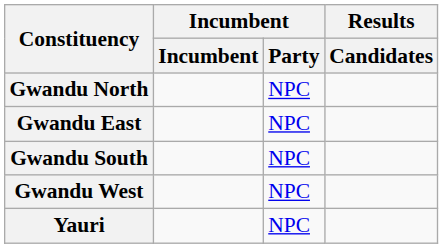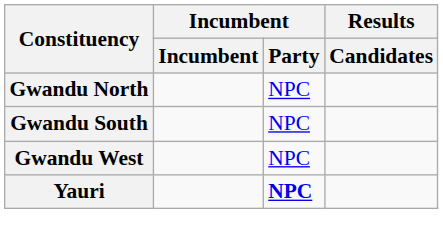- row: (79, 123)
(289, 225) normal -> (290, 191) bold
